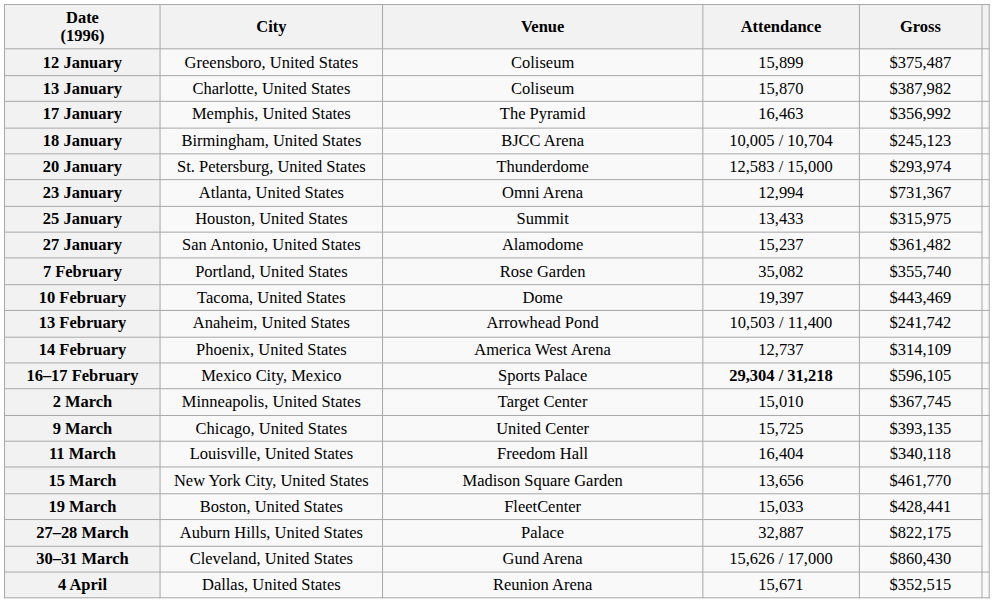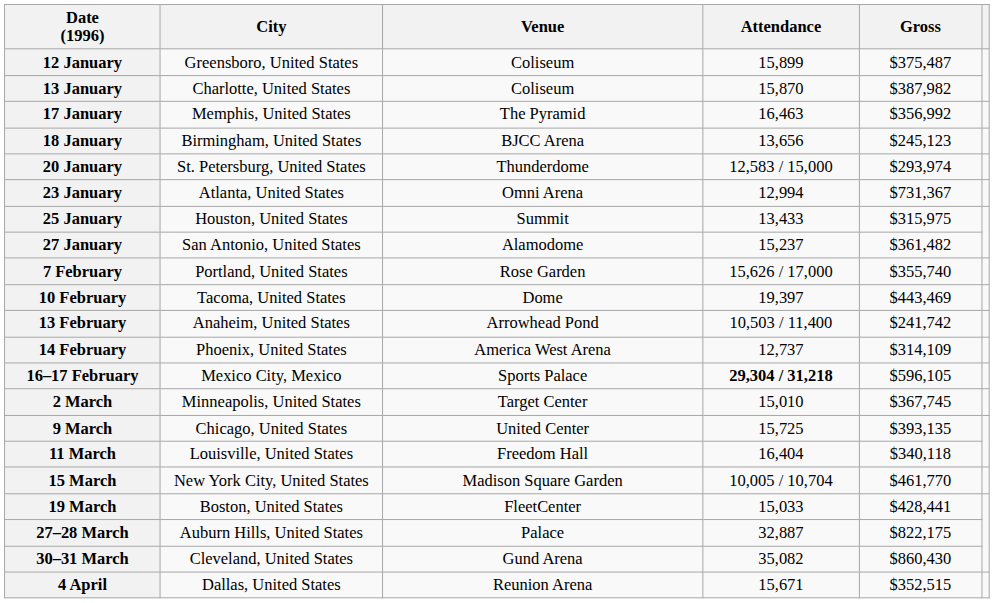(781, 140) 10,005 / 10,704 -> (781, 140) 13,656
(781, 271) 35,082 -> (781, 271) 15,626 / 17,000
(781, 480) 13,656 -> (781, 480) 10,005 / 10,704
(781, 558) 15,626 / 17,000 -> (781, 558) 35,082
